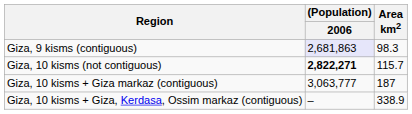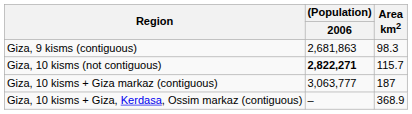(332, 48) lavender background -> (332, 48) no background
(391, 100) 338.9 -> (391, 100) 368.9
